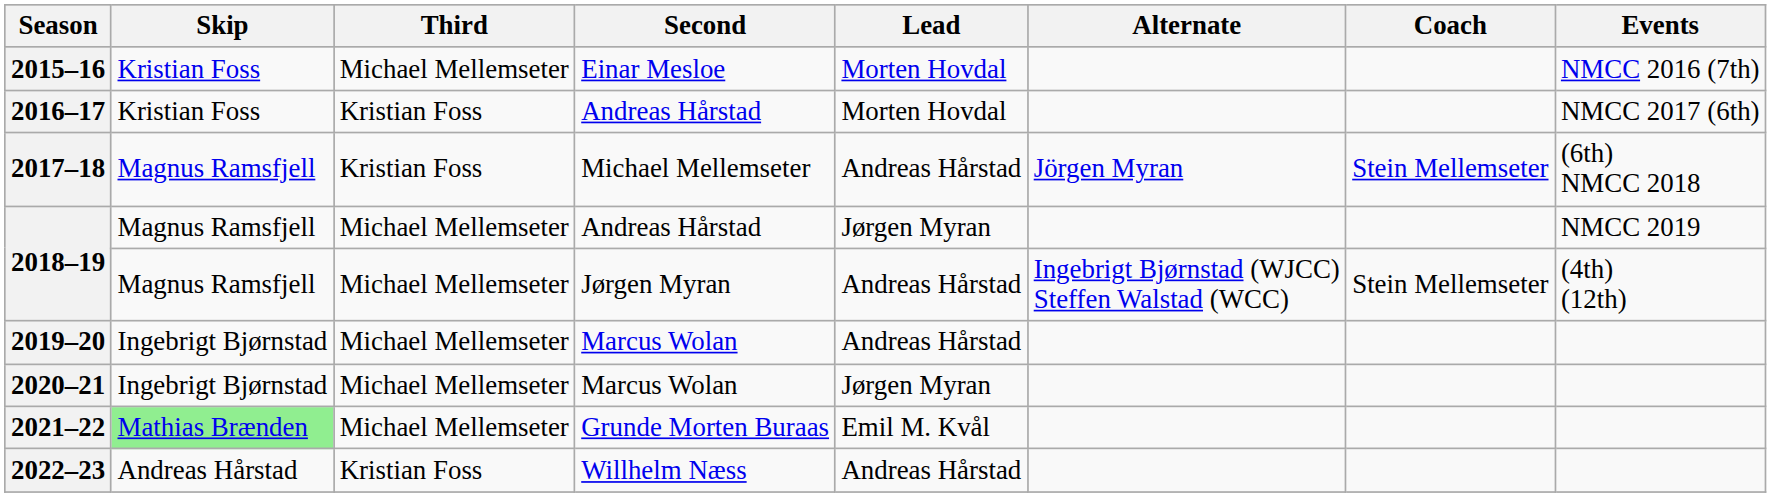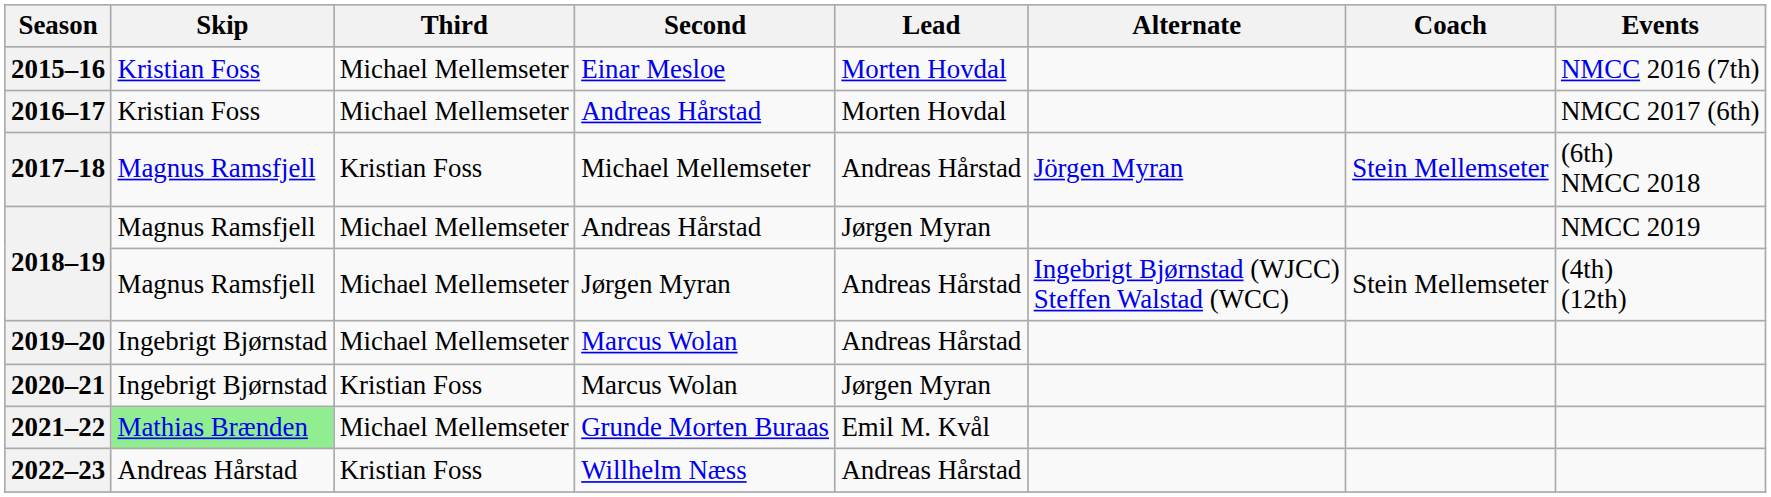(411, 111) Kristian Foss -> (454, 111) Michael Mellemseter
(454, 384) Michael Mellemseter -> (411, 384) Kristian Foss
